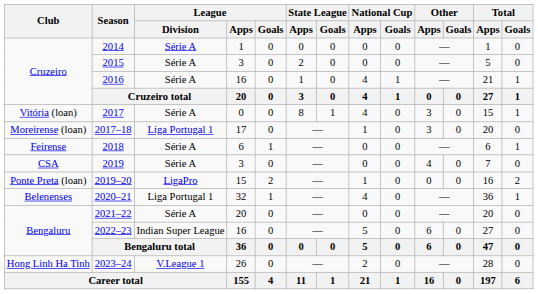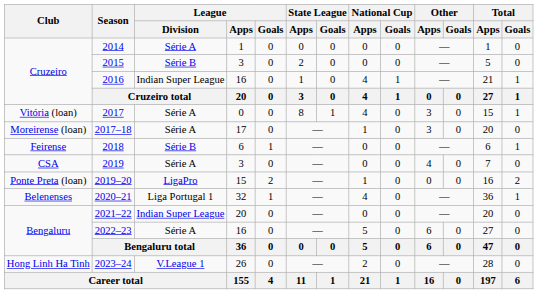(180, 63) Série A -> (180, 63) Série B
(180, 79) Série A -> (180, 79) Indian Super League
(180, 130) Liga Portugal 1 -> (180, 130) Série A
(180, 146) Série A -> (180, 146) Série B
(180, 213) Série A -> (180, 213) Indian Super League
(180, 230) Indian Super League -> (180, 230) Série A
